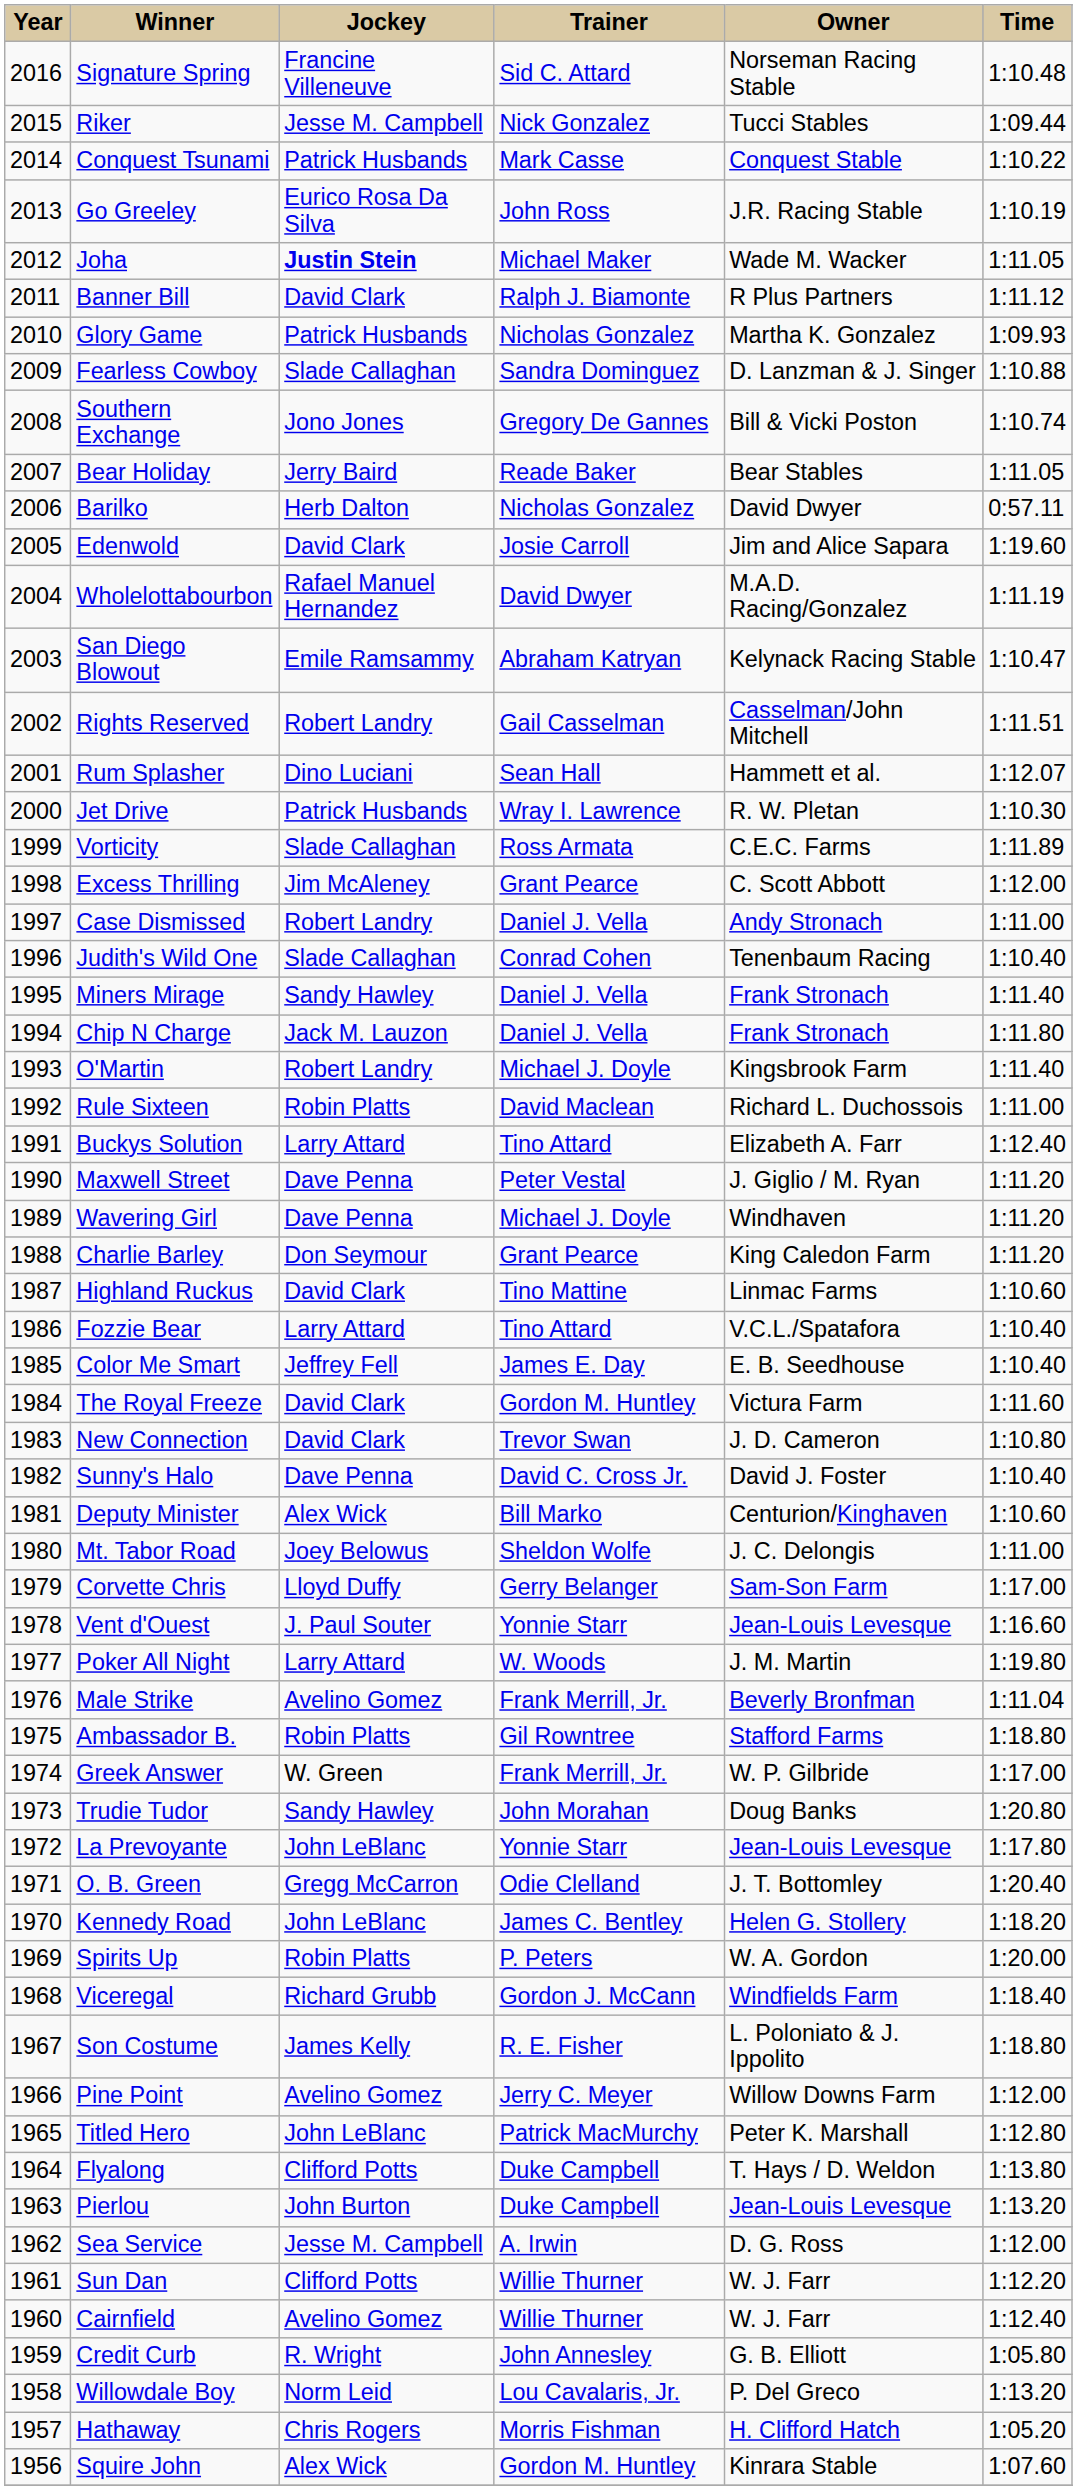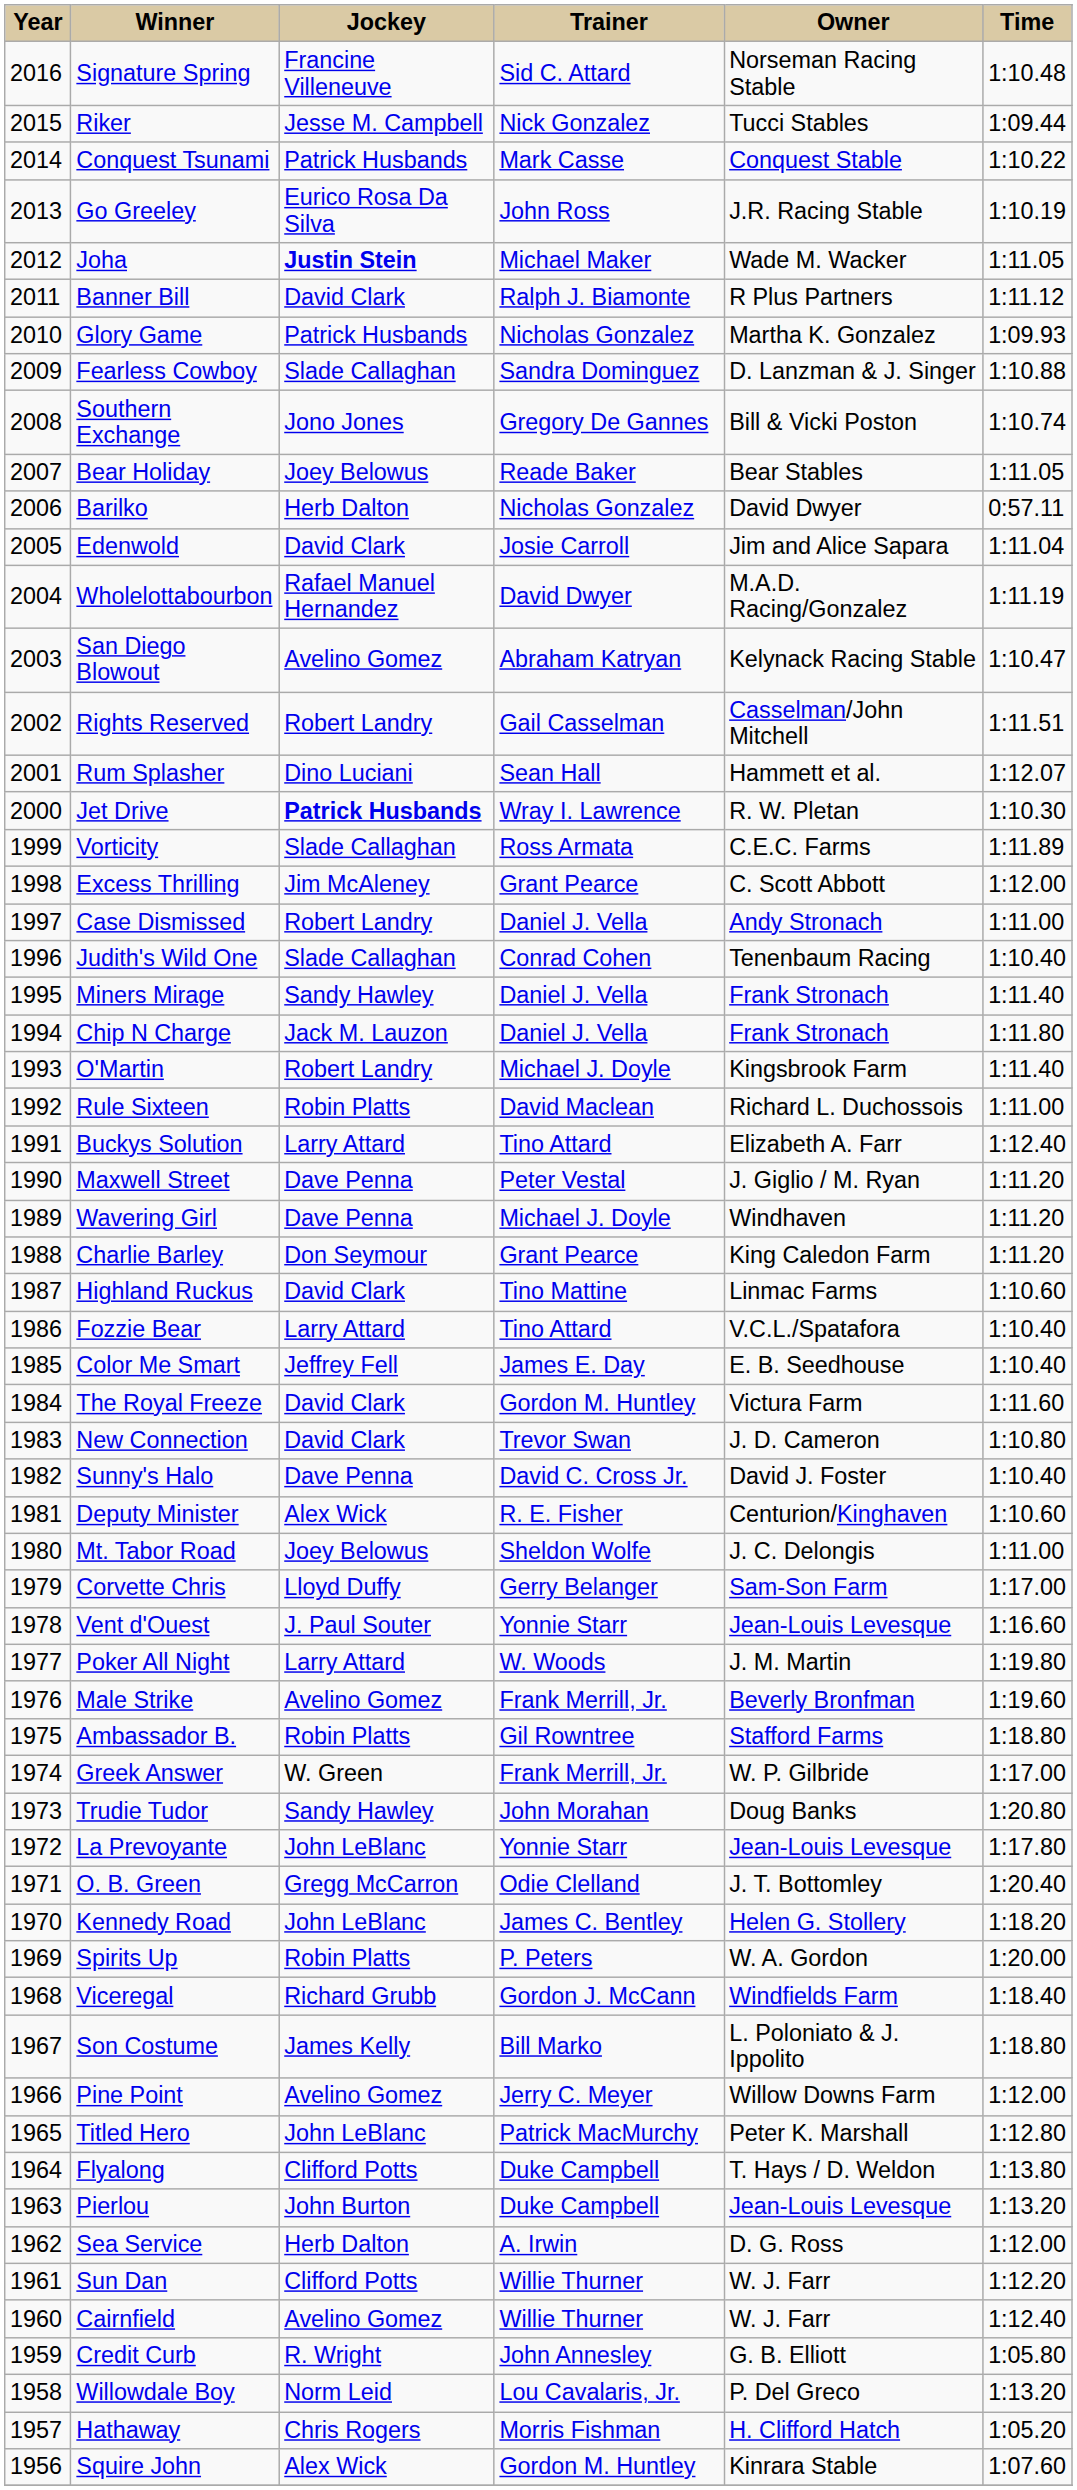(341, 472) Jerry Baird -> (356, 472) Joey Belowus
(1027, 546) 1:19.60 -> (1026, 546) 1:11.04
(379, 659) Emile Ramsammy -> (363, 659) Avelino Gomez
(376, 810) normal -> (383, 810) bold
(551, 1514) Bill Marko -> (561, 1514) R. E. Fisher
(1026, 1699) 1:11.04 -> (1027, 1699) 1:19.60
(561, 2046) R. E. Fisher -> (551, 2046) Bill Marko
(384, 2244) Jesse M. Campbell -> (347, 2244) Herb Dalton
